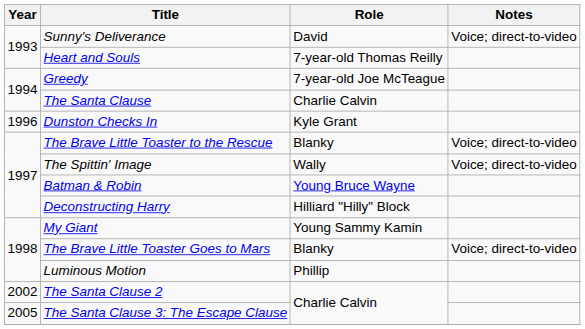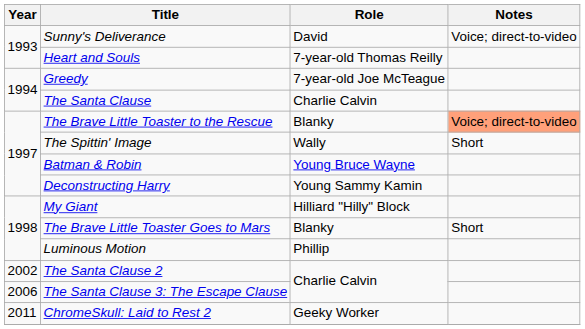- row: (100, 121)
(514, 143) no background -> (514, 121) lightsalmon background
(514, 164) Voice; direct-to-video -> (467, 143) Short
(352, 206) Hilliard "Hilly" Block -> (358, 185) Young Sammy Kamin
(358, 228) Young Sammy Kamin -> (352, 206) Hilliard "Hilly" Block
(514, 249) Voice; direct-to-video -> (467, 228) Short
(22, 313) 2005 -> (22, 292) 2006
+ row: (127, 313)
